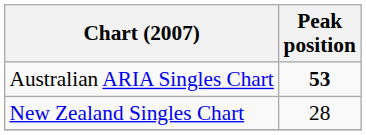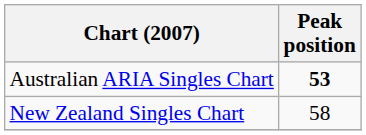(320, 112) 28 -> (320, 112) 58
